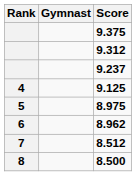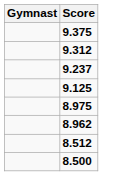- column: (21, 13)
